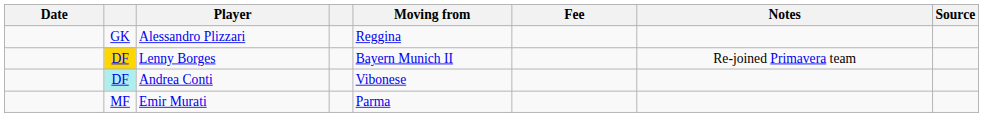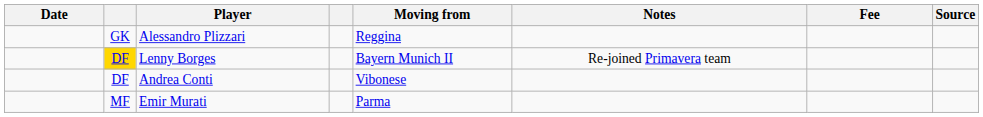columns swapped: (574, 15) <-> (785, 15)
(120, 79) paleturquoise background -> (120, 79) no background
